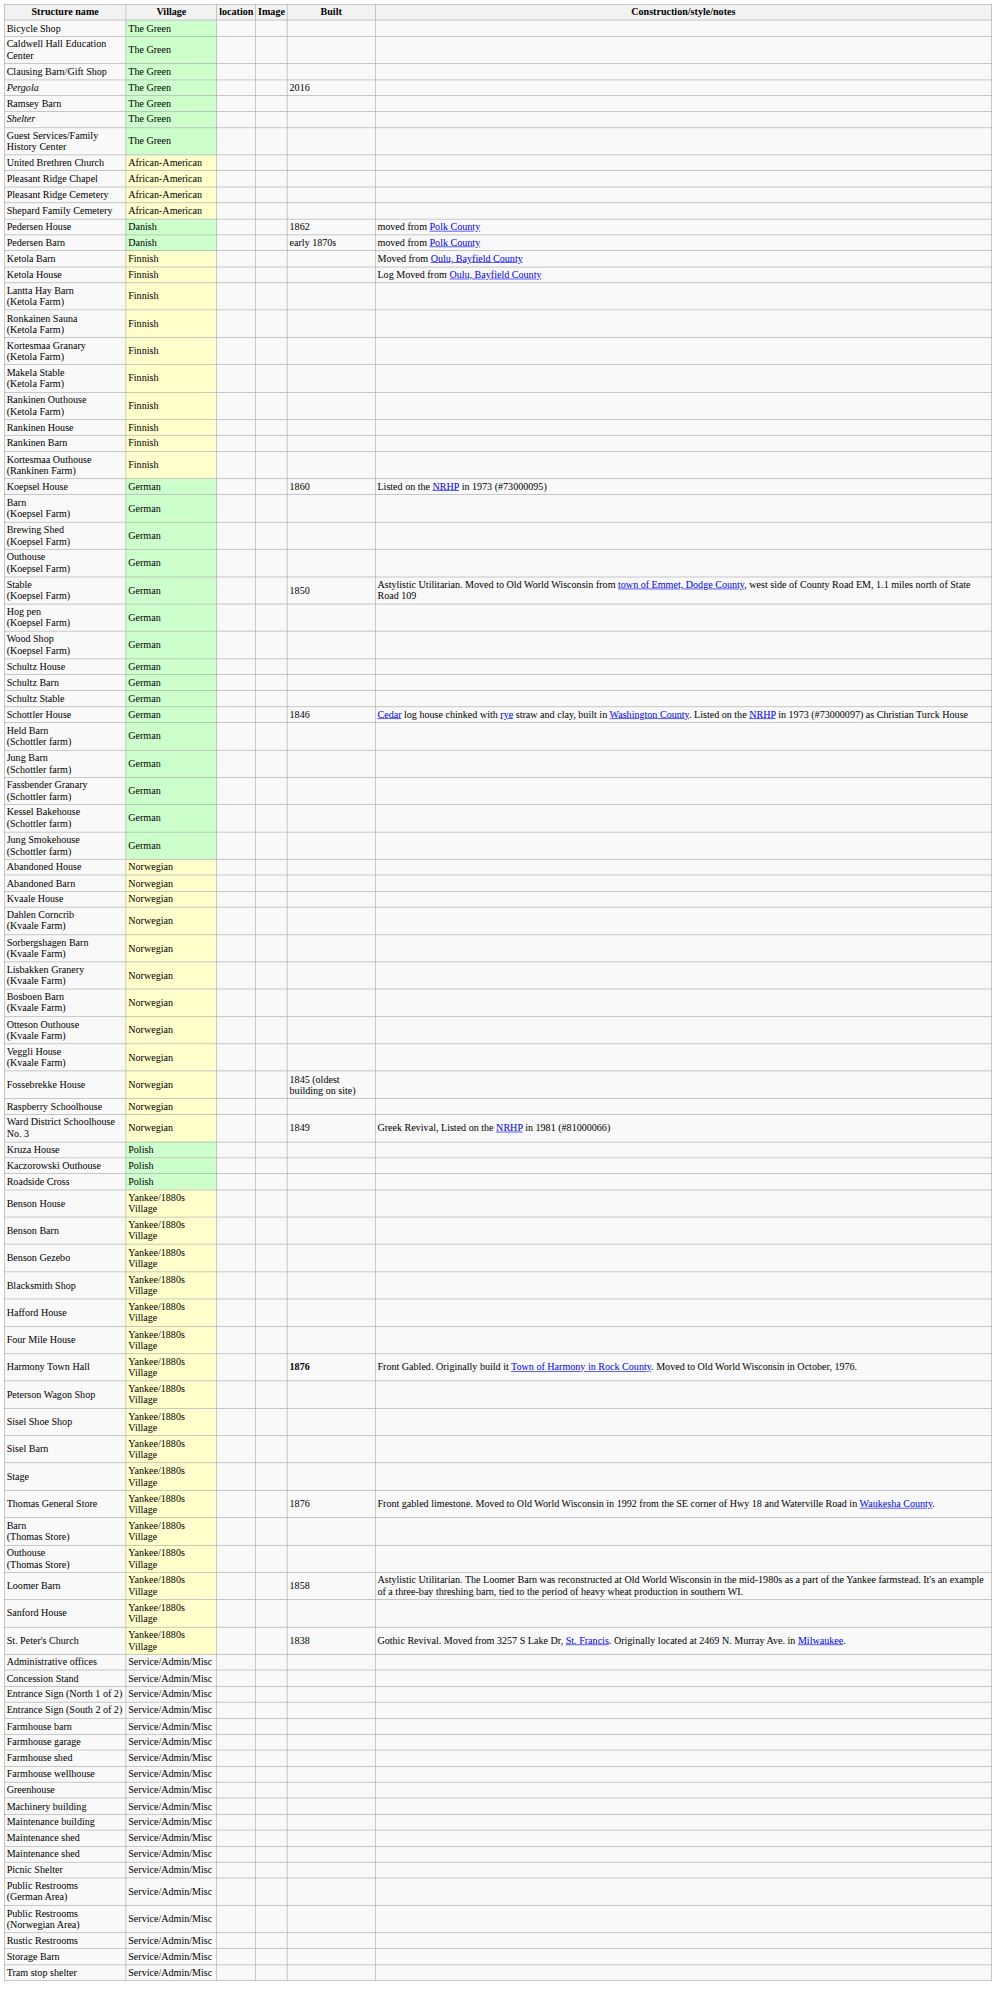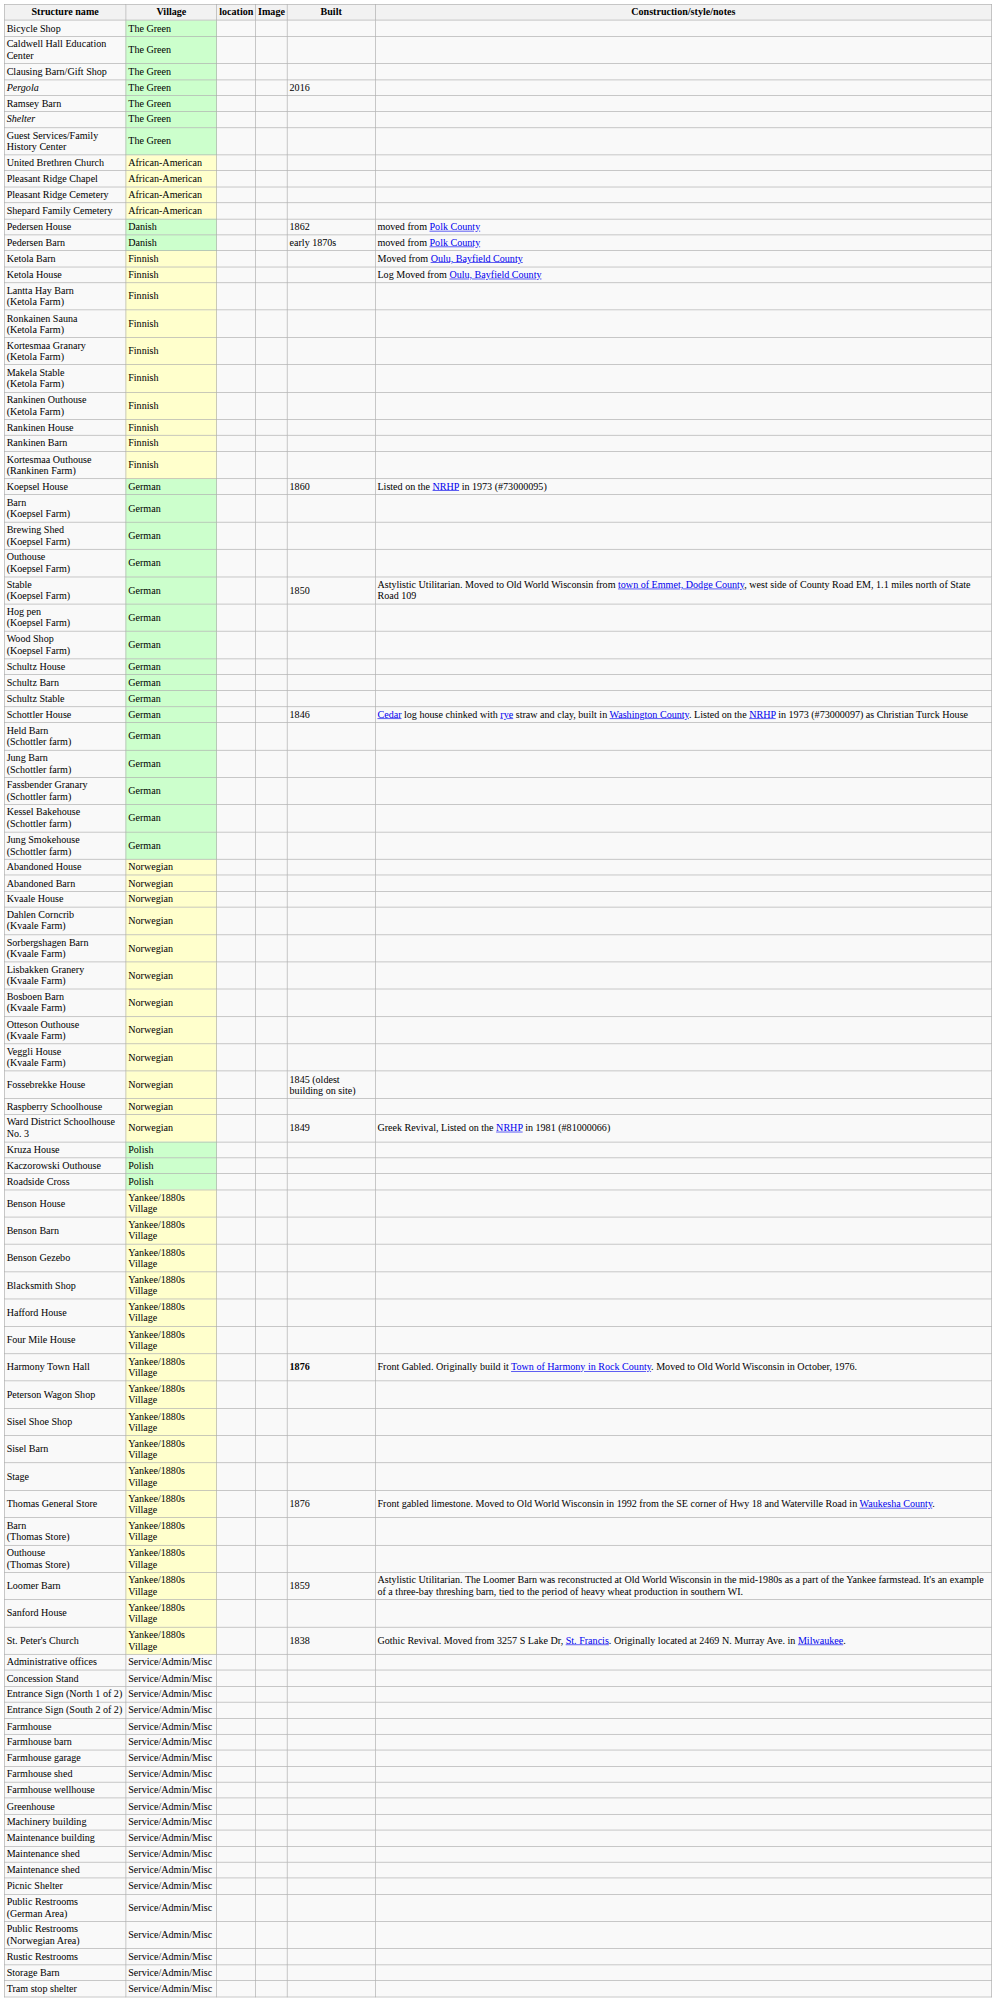(300, 1586) 1858 -> (300, 1586) 1859
+ row: (29, 1726)
